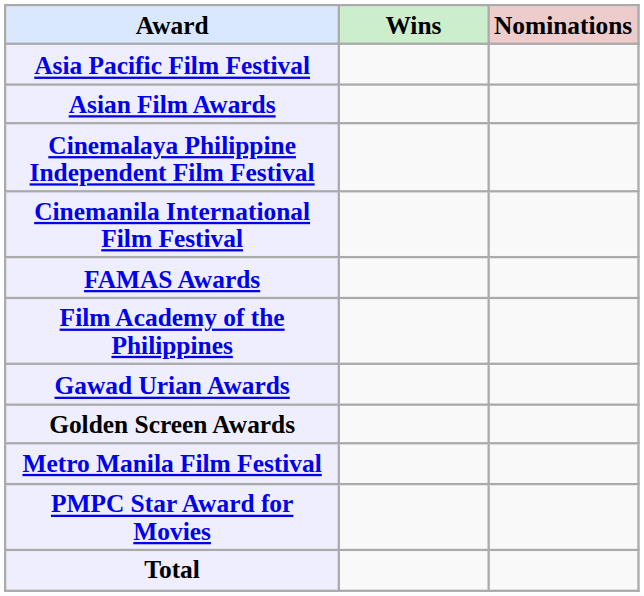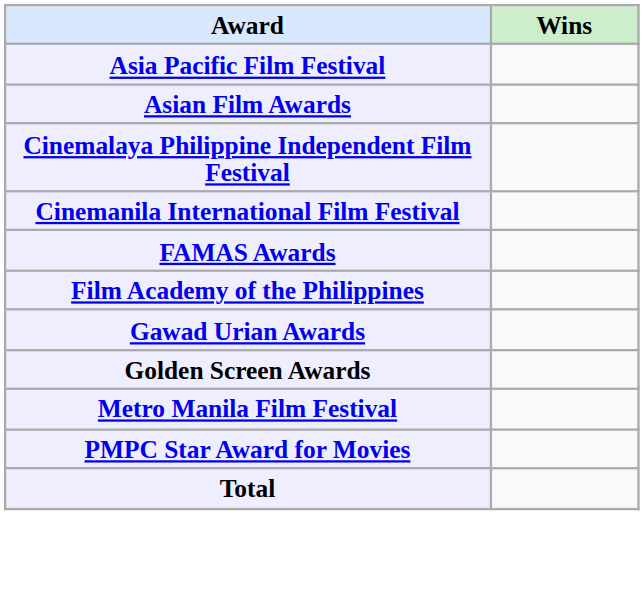- column: (563, 25)
